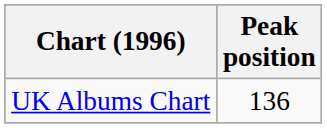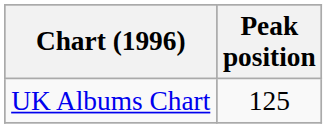(269, 100) 136 -> (269, 100) 125
